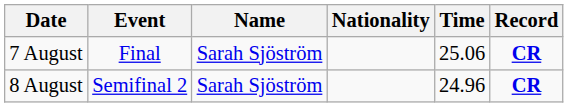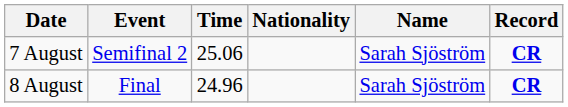columns swapped: (259, 20) <-> (462, 20)
(140, 53) Final -> (140, 53) Semifinal 2
(140, 85) Semifinal 2 -> (140, 85) Final
